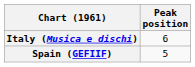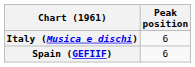(165, 54) 5 -> (165, 54) 6
